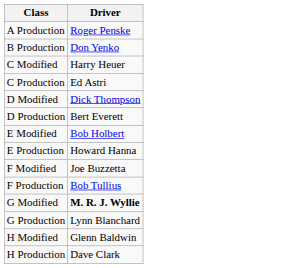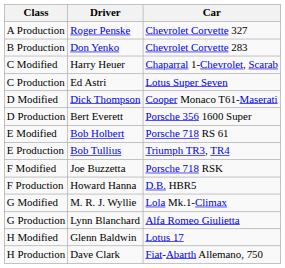+ column: (212, 13)
(103, 151) Howard Hanna -> (96, 151) Bob Tullius
(96, 185) Bob Tullius -> (103, 185) Howard Hanna
(105, 202) bold -> (103, 202) normal
